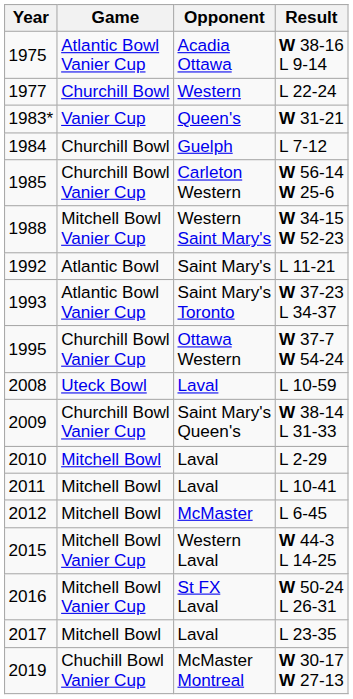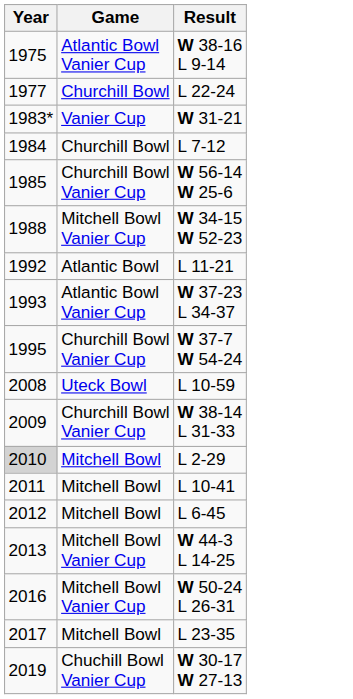- column: (224, 18)
(28, 459) no background -> (28, 459) lightgrey background
(28, 550) 2015 -> (28, 550) 2013
